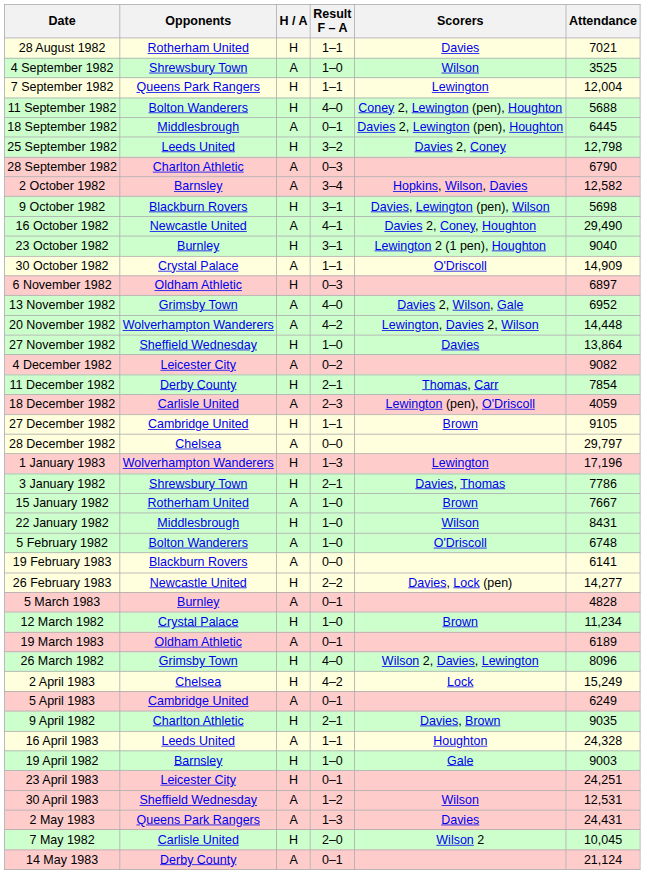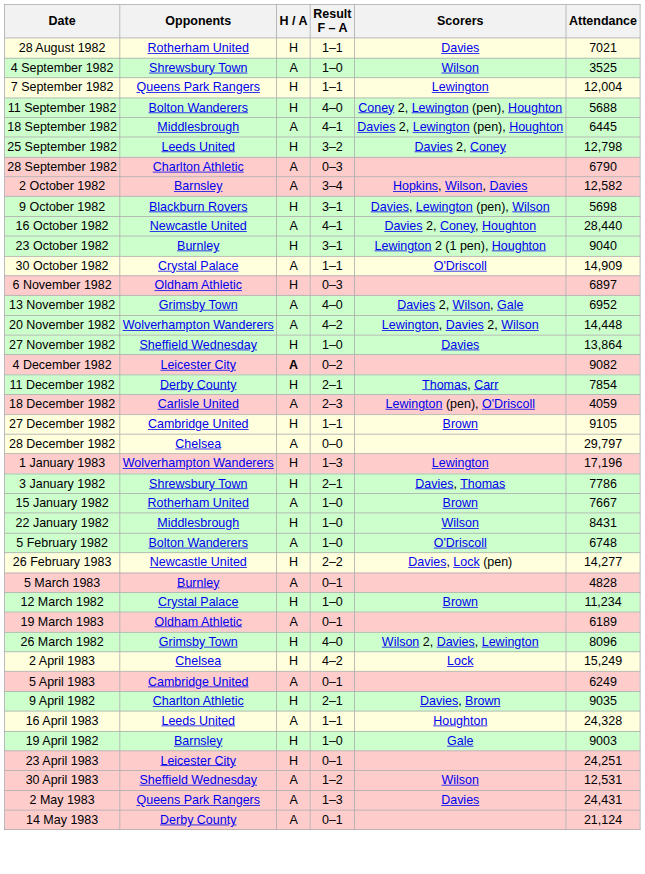(332, 127) 0–1 -> (332, 127) 4–1
(603, 226) 29,490 -> (603, 226) 28,440
(294, 364) normal -> (294, 364) bold
- row: (62, 562)
- row: (62, 839)
